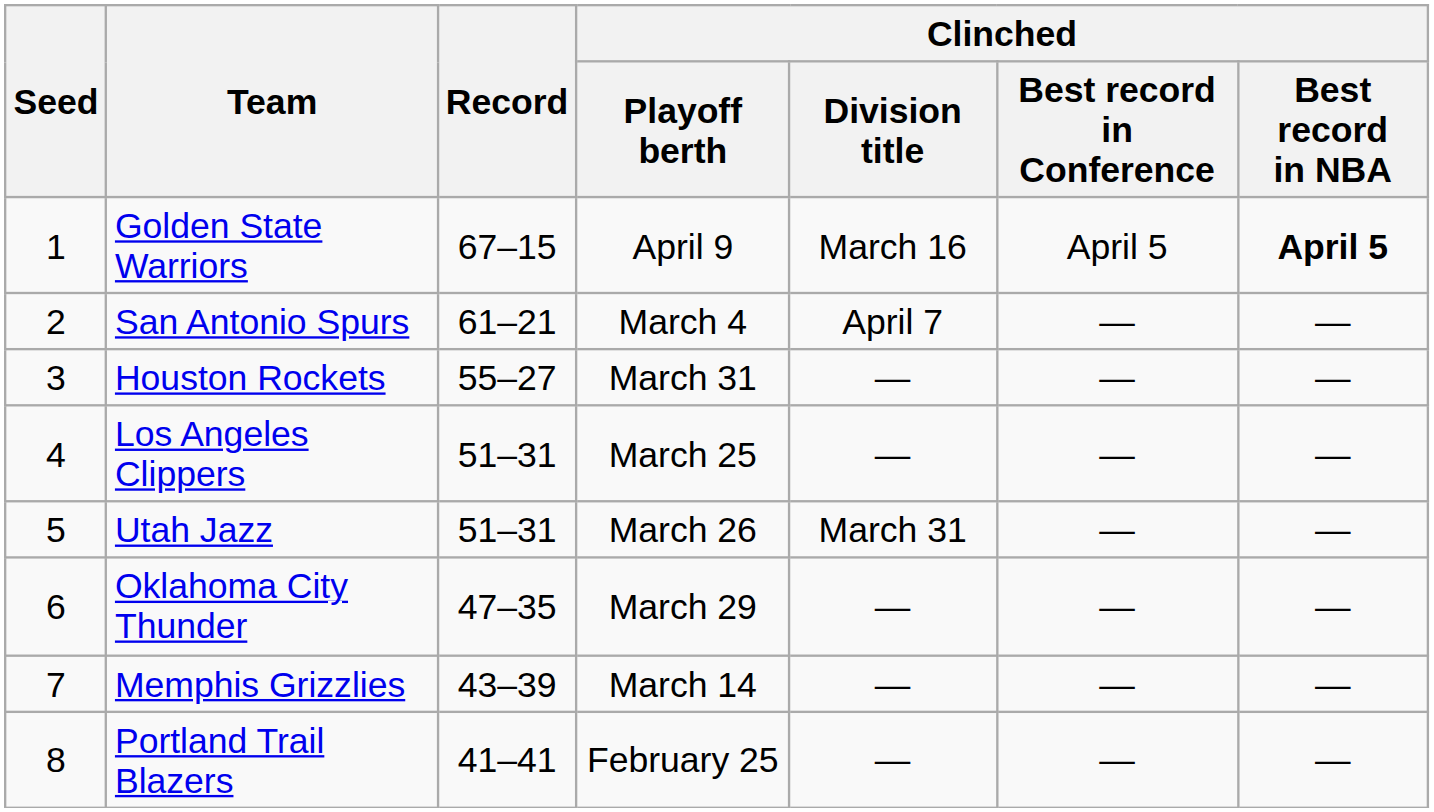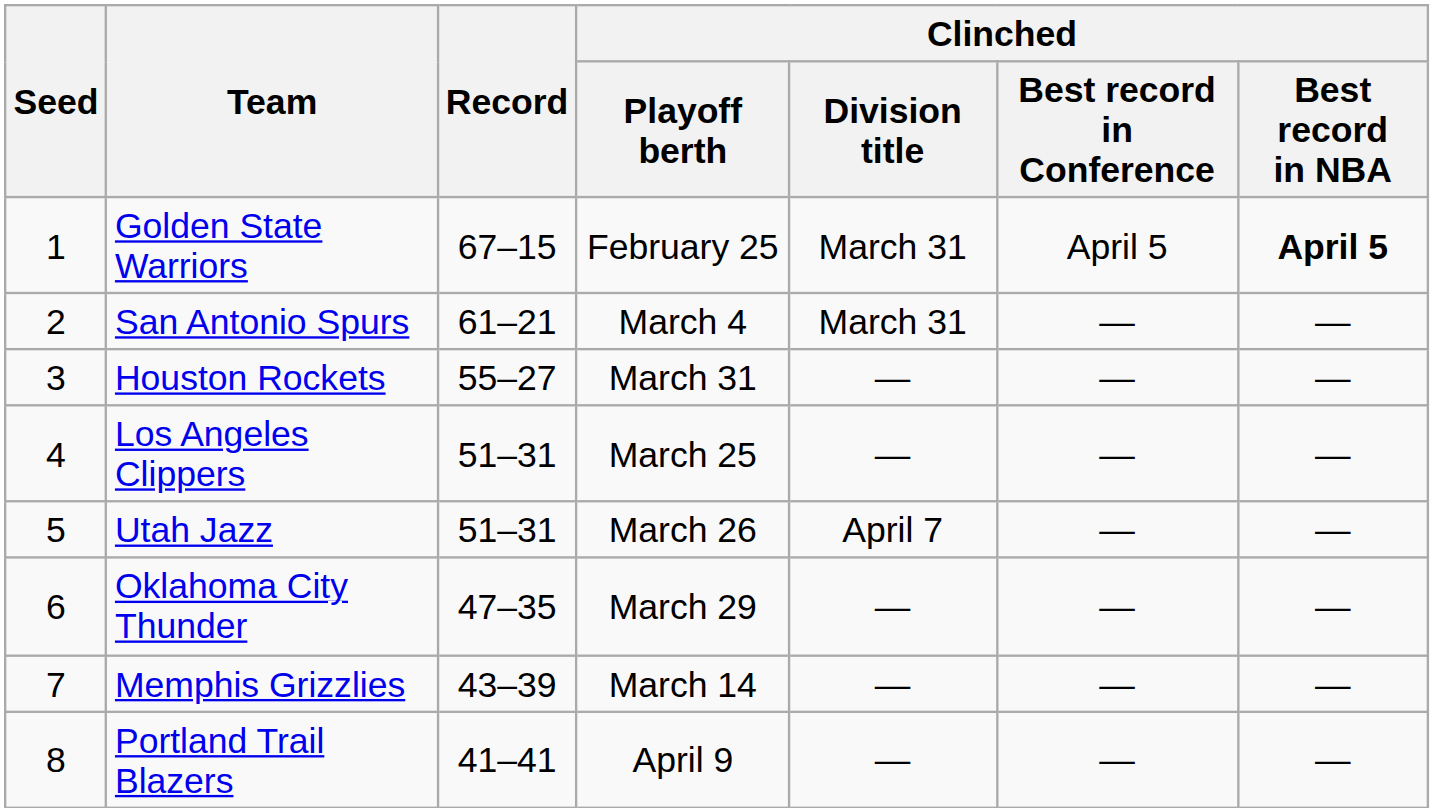(683, 246) April 9 -> (683, 246) February 25
(893, 246) March 16 -> (893, 246) March 31
(893, 322) April 7 -> (893, 322) March 31
(893, 530) March 31 -> (893, 530) April 7
(683, 759) February 25 -> (683, 759) April 9
